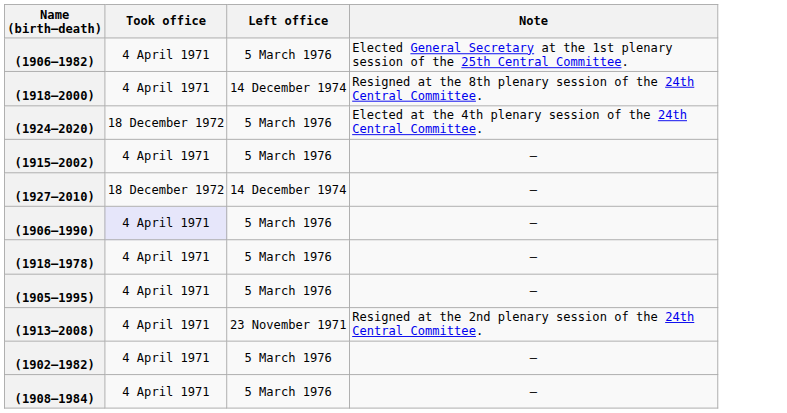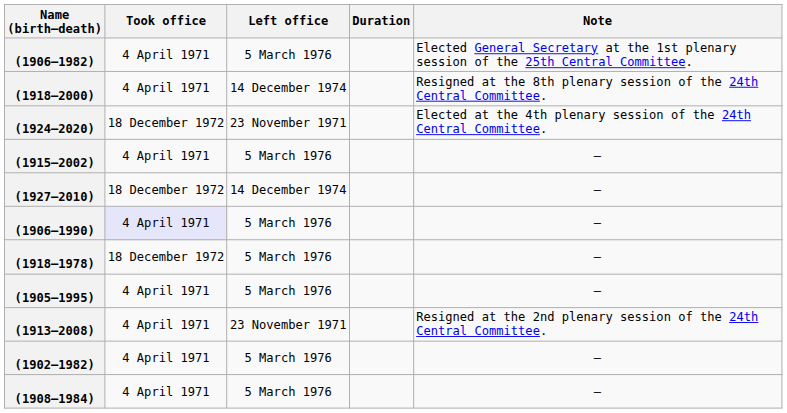+ column: (381, 21)
(288, 122) 5 March 1976 -> (288, 122) 23 November 1971
(166, 257) 4 April 1971 -> (166, 257) 18 December 1972
